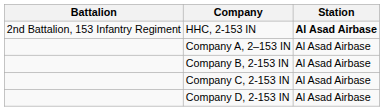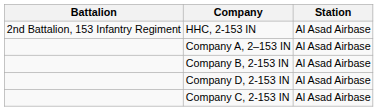(336, 30) bold -> (333, 30) normal
rows swapped: (238, 81) <-> (238, 98)
